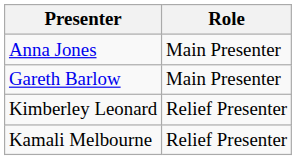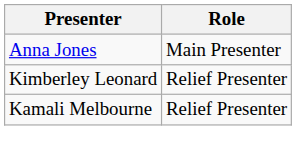- row: (65, 79)
